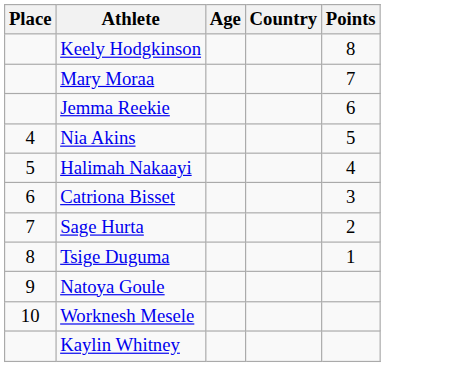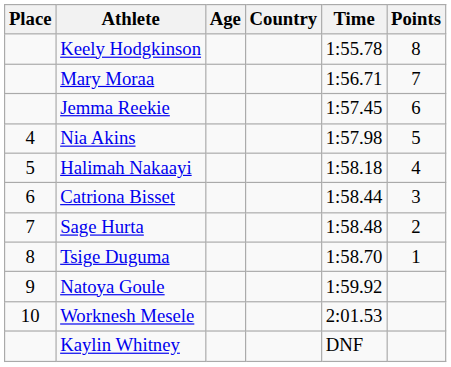+ column: (354, 19)
